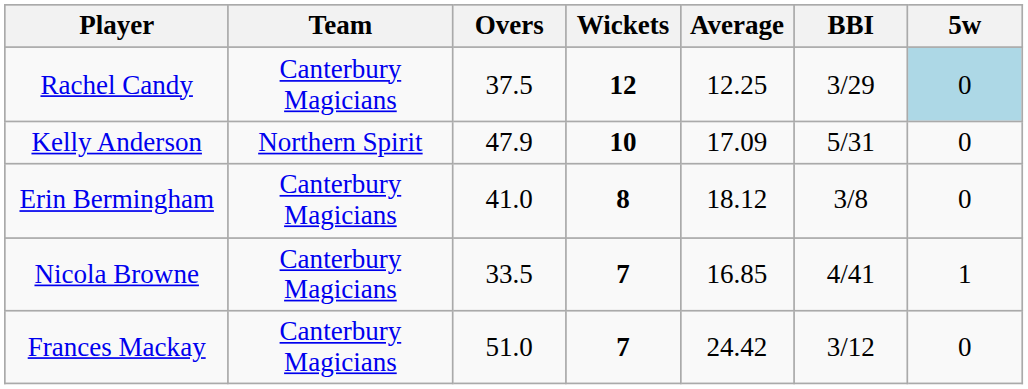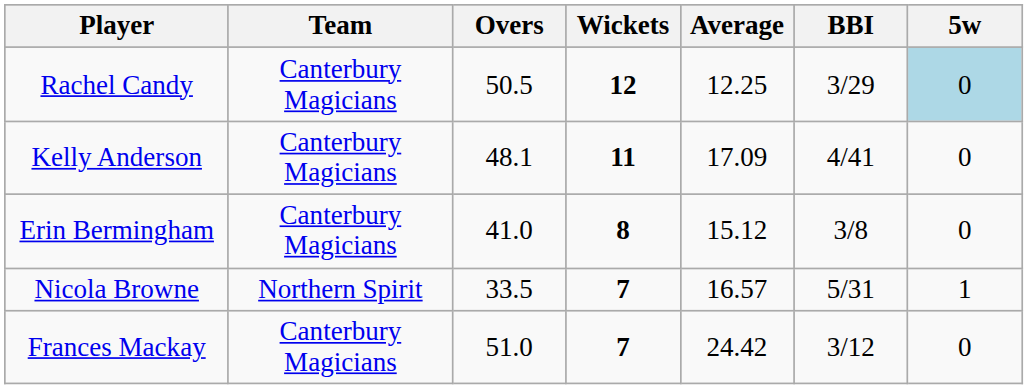(509, 84) 37.5 -> (509, 84) 50.5
(340, 142) Northern Spirit -> (340, 157) Canterbury Magicians
(509, 142) 47.9 -> (509, 157) 48.1
(623, 142) 10 -> (623, 157) 11
(851, 142) 5/31 -> (851, 157) 4/41
(737, 200) 18.12 -> (737, 230) 15.12
(340, 273) Canterbury Magicians -> (340, 288) Northern Spirit
(737, 273) 16.85 -> (737, 288) 16.57
(851, 273) 4/41 -> (851, 288) 5/31
